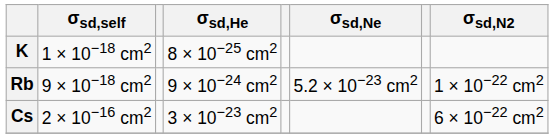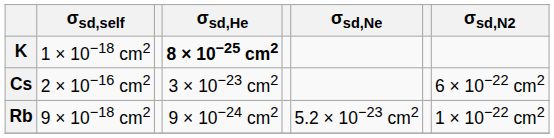(222, 51) normal -> (223, 51) bold
rows swapped: (22, 84) <-> (22, 116)
